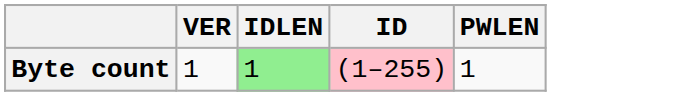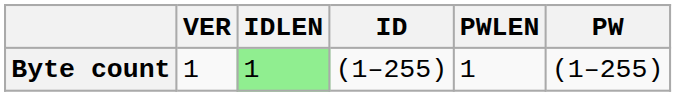+ column: (608, 27)
(391, 70) pink background -> (391, 70) no background
